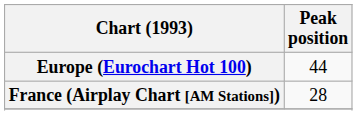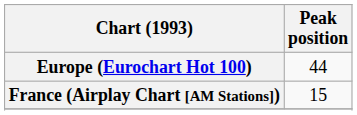(318, 94) 28 -> (318, 94) 15
